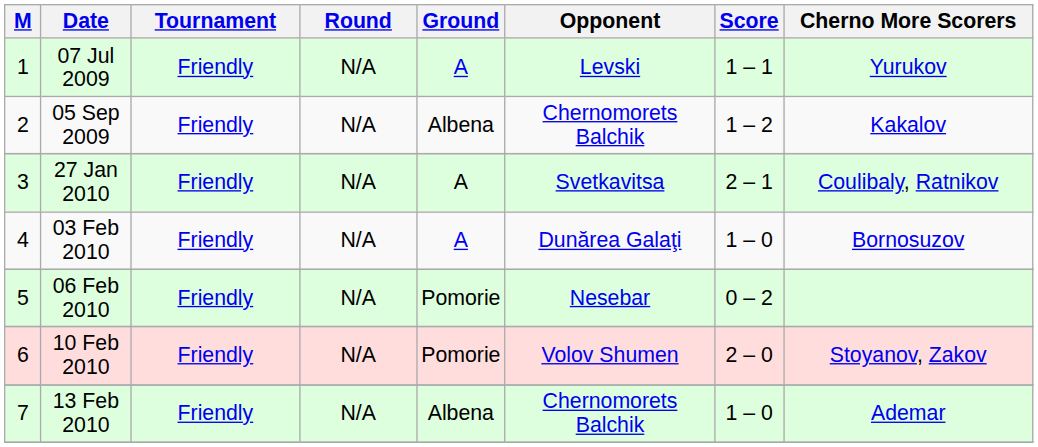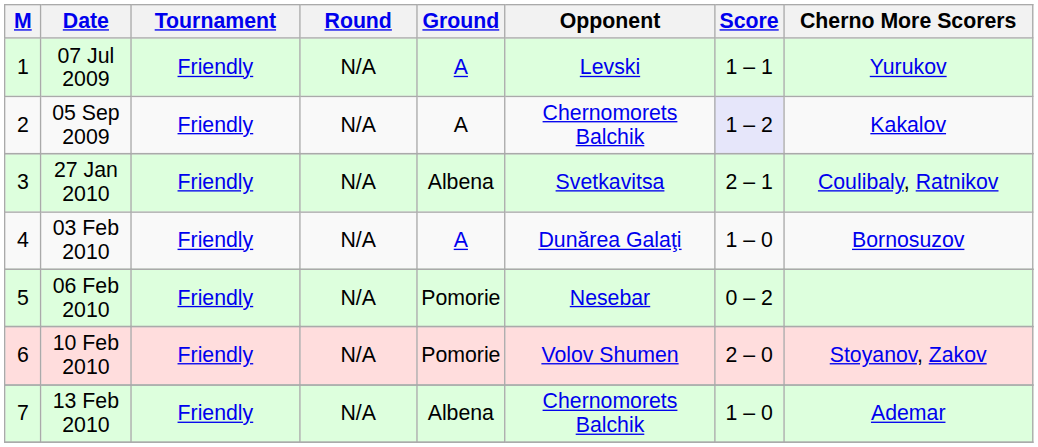(461, 124) Albena -> (461, 124) A
(749, 124) no background -> (749, 124) lavender background
(461, 182) A -> (461, 182) Albena
